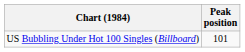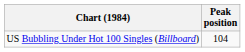(221, 39) 101 -> (221, 39) 104
